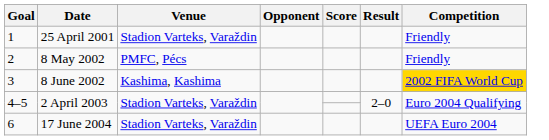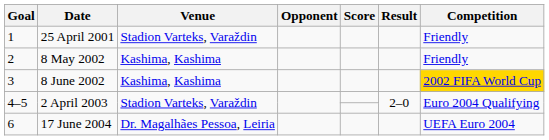(153, 59) PMFC, Pécs -> (171, 59) Kashima, Kashima
(189, 124) Stadion Varteks, Varaždin -> (198, 124) Dr. Magalhães Pessoa, Leiria
